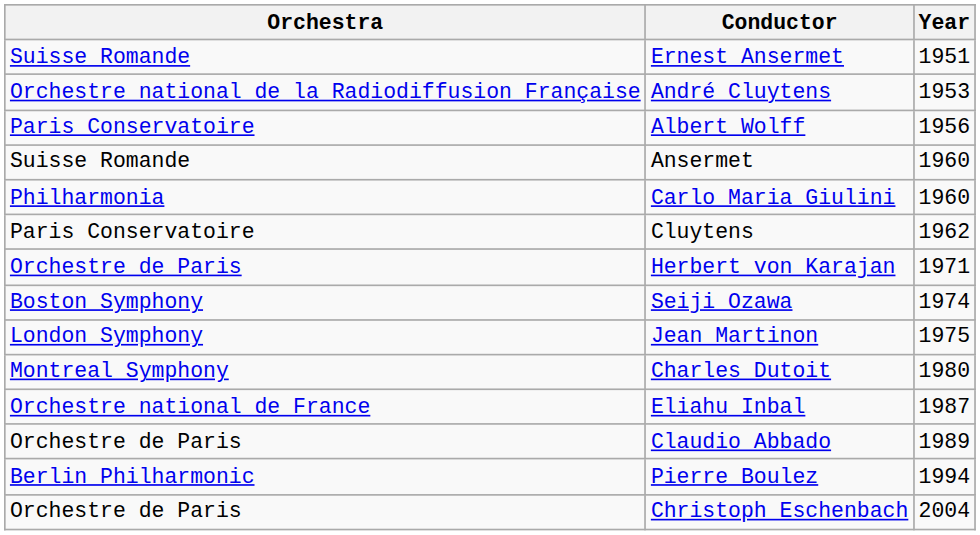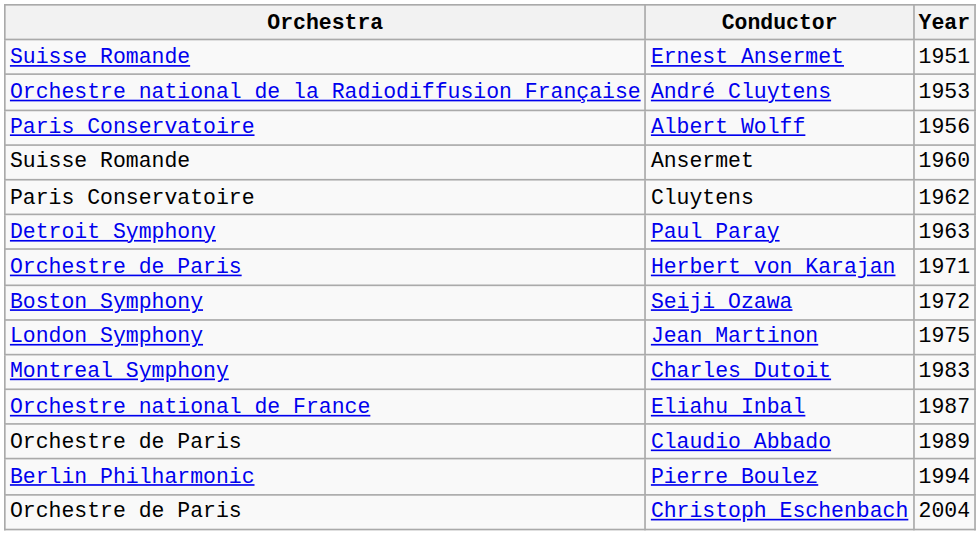- row: (773, 197)
+ row: (715, 232)
(944, 302) 1974 -> (944, 302) 1972
(944, 372) 1980 -> (944, 372) 1983
